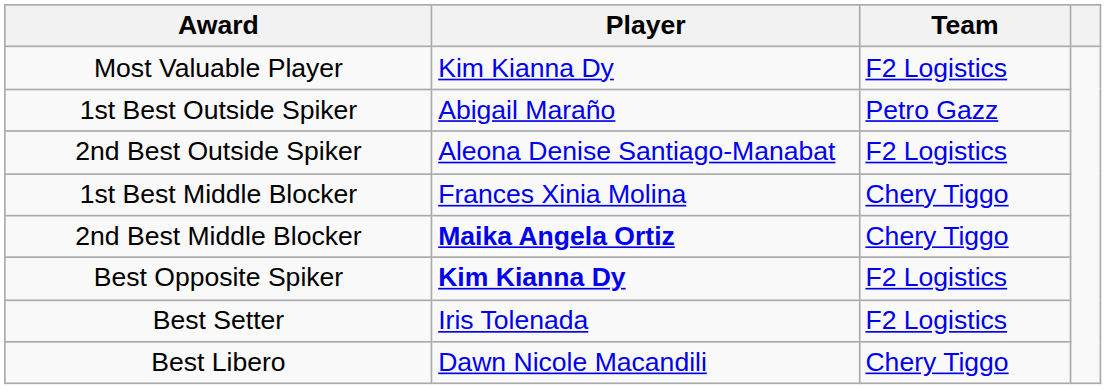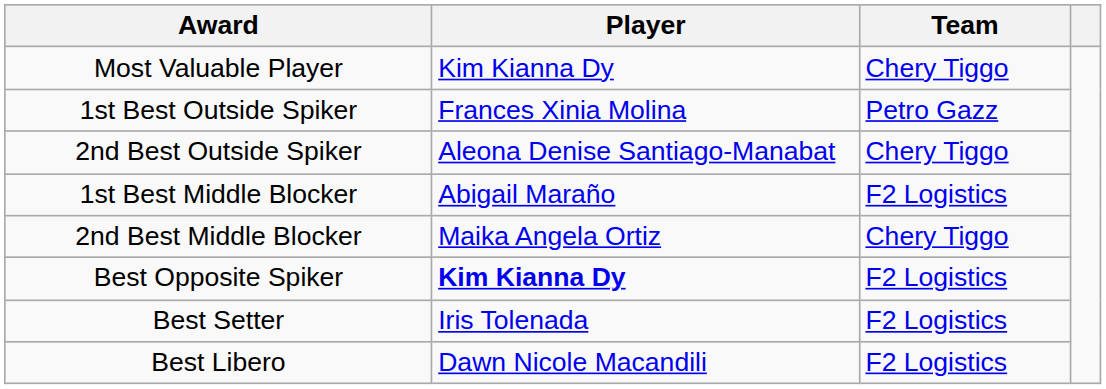(936, 67) F2 Logistics -> (937, 67) Chery Tiggo
(527, 109) Abigail Maraño -> (562, 109) Frances Xinia Molina
(936, 151) F2 Logistics -> (937, 151) Chery Tiggo
(562, 194) Frances Xinia Molina -> (527, 194) Abigail Maraño
(937, 194) Chery Tiggo -> (936, 194) F2 Logistics
(557, 236) bold -> (550, 236) normal
(937, 362) Chery Tiggo -> (936, 362) F2 Logistics
